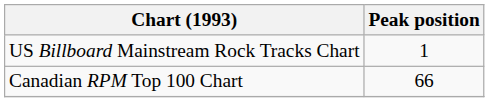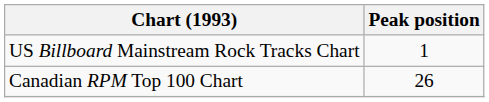(424, 81) 66 -> (424, 81) 26
